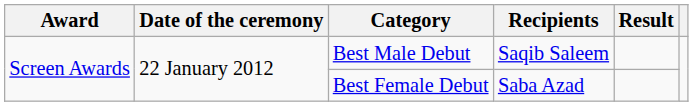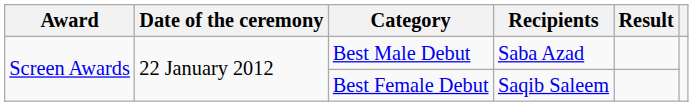(553, 52) Saqib Saleem -> (541, 52) Saba Azad
(541, 85) Saba Azad -> (553, 85) Saqib Saleem
